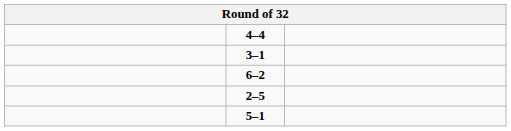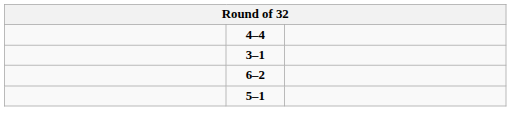- row: (255, 95)
